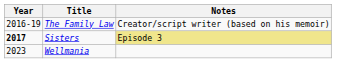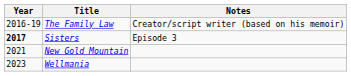(140, 38) khaki background -> (155, 38) no background
+ row: (87, 51)
